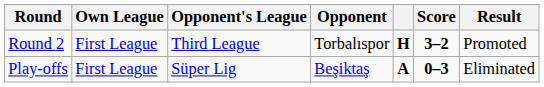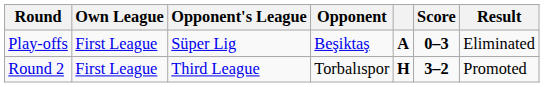rows swapped: (36, 43) <-> (38, 69)
